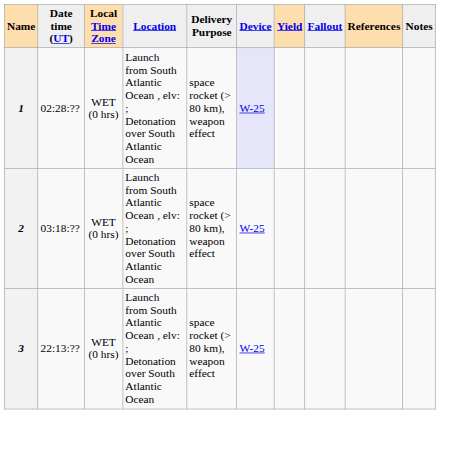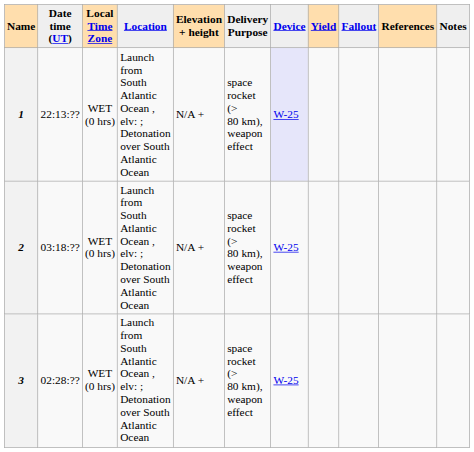+ column: (199, 26)
(60, 108) 02:28:?? -> (60, 114) 22:13:??
(60, 348) 22:13:?? -> (60, 380) 02:28:??
